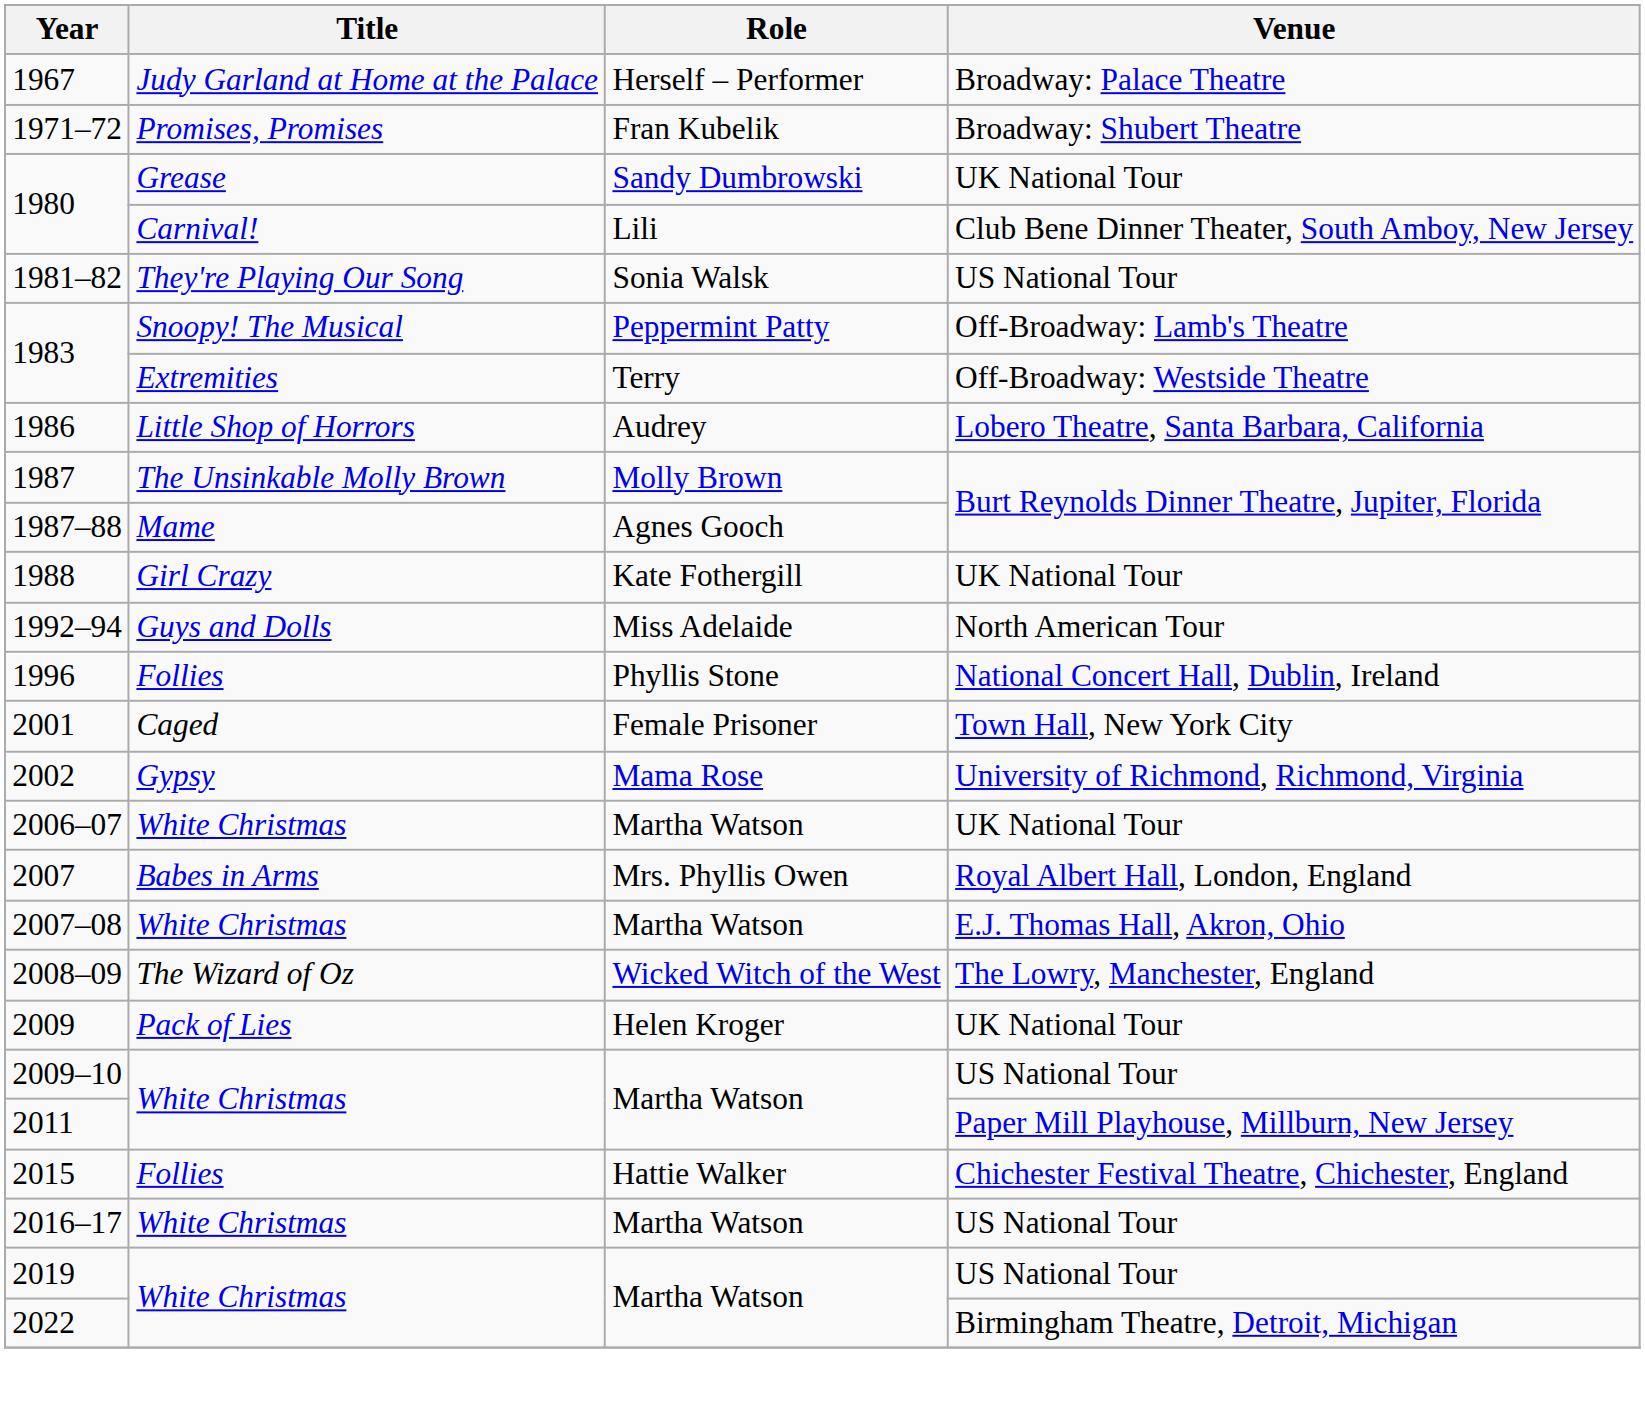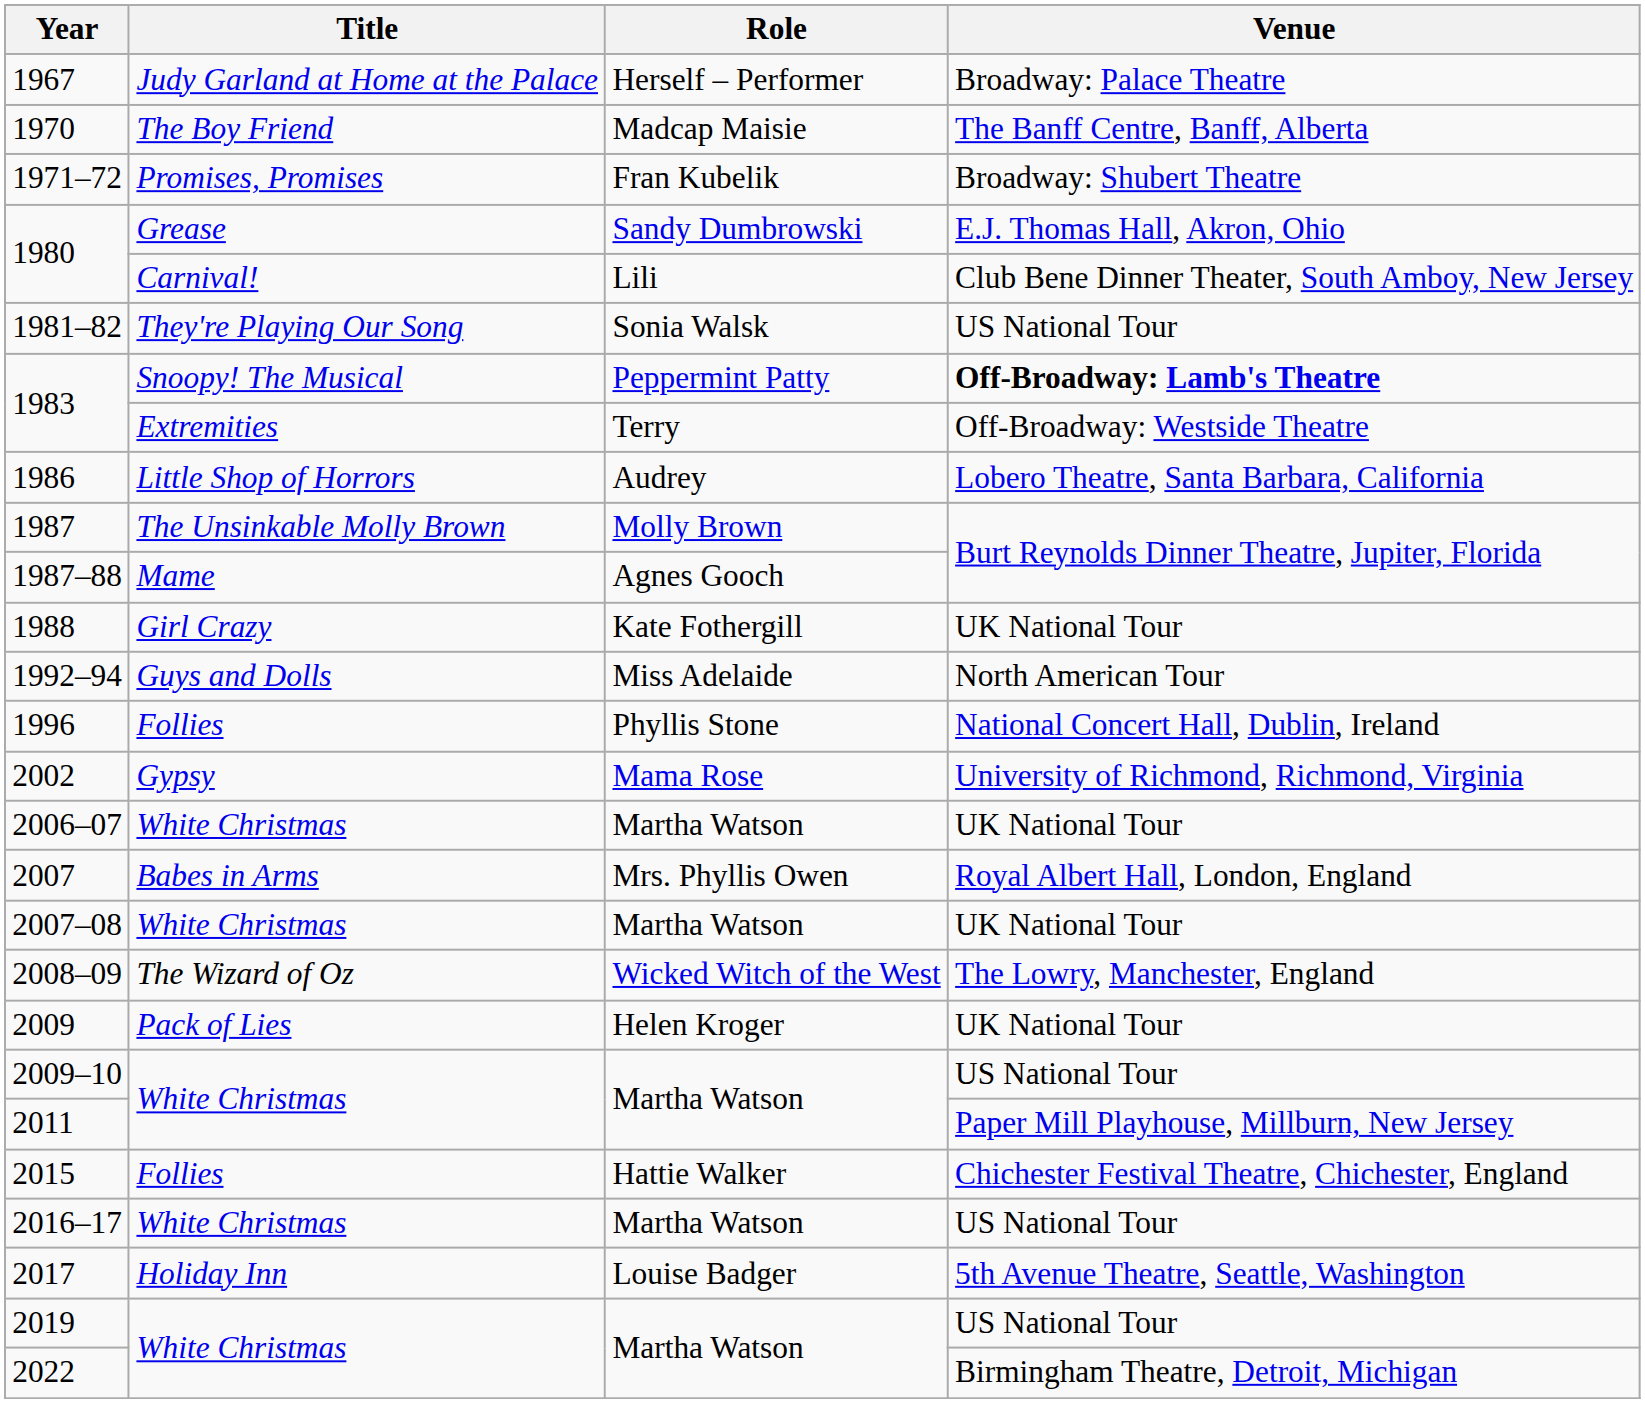+ row: (44, 128)
(1069, 178) UK National Tour -> (1150, 228) E.J. Thomas Hall, Akron, Ohio
(1152, 327) normal -> (1168, 377) bold
- row: (44, 725)
(1150, 924) E.J. Thomas Hall, Akron, Ohio -> (1069, 924) UK National Tour
+ row: (44, 1272)
